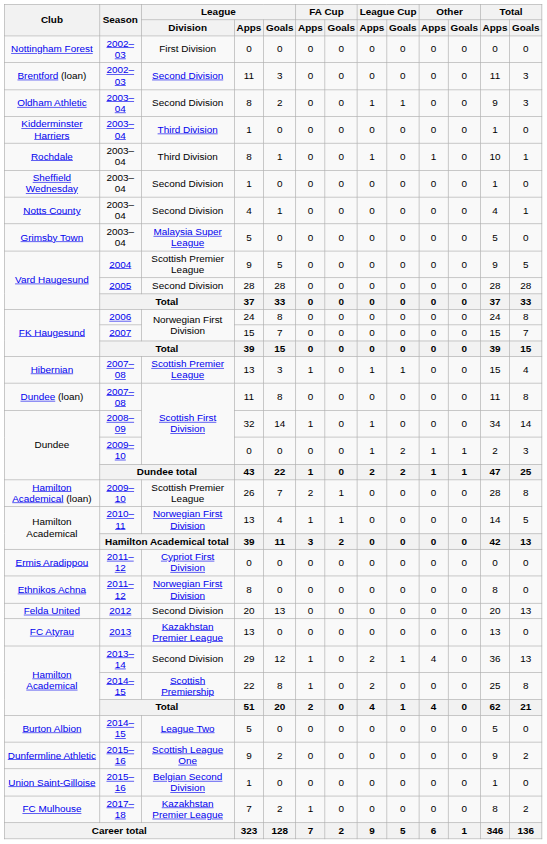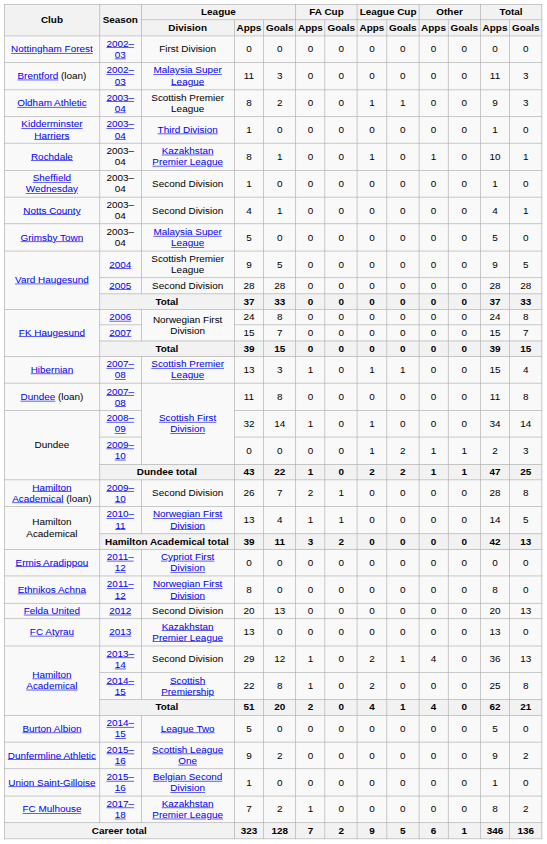(188, 76) Second Division -> (188, 76) Malaysia Super League
(188, 103) Second Division -> (188, 103) Scottish Premier League
(188, 156) Third Division -> (188, 156) Kazakhstan Premier League
(188, 493) Scottish Premier League -> (188, 493) Second Division
